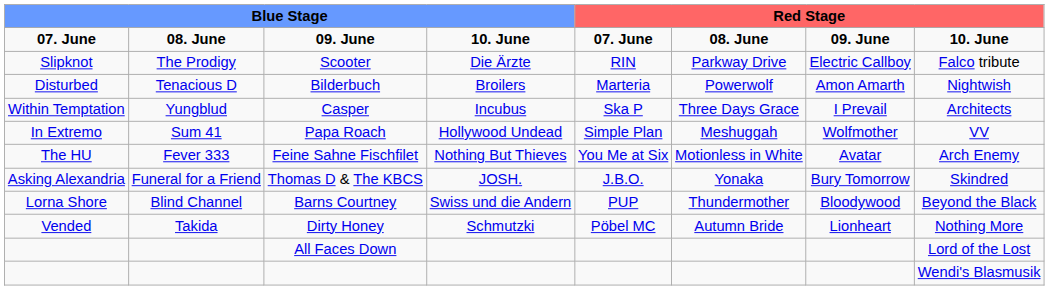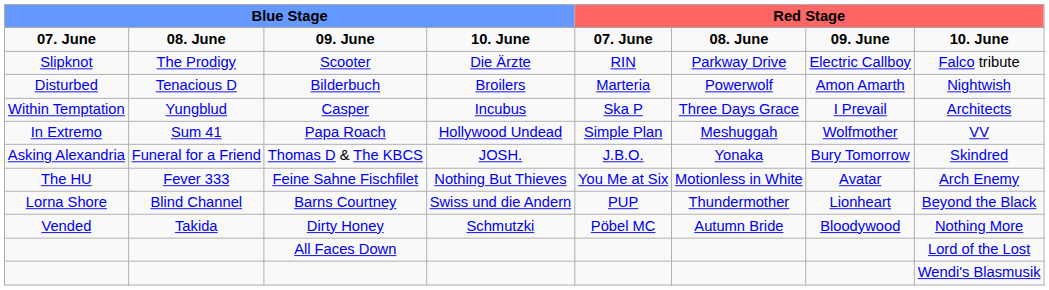rows swapped: (345, 156) <-> (345, 179)
(860, 202) Bloodywood -> (860, 202) Lionheart
(860, 226) Lionheart -> (860, 226) Bloodywood
